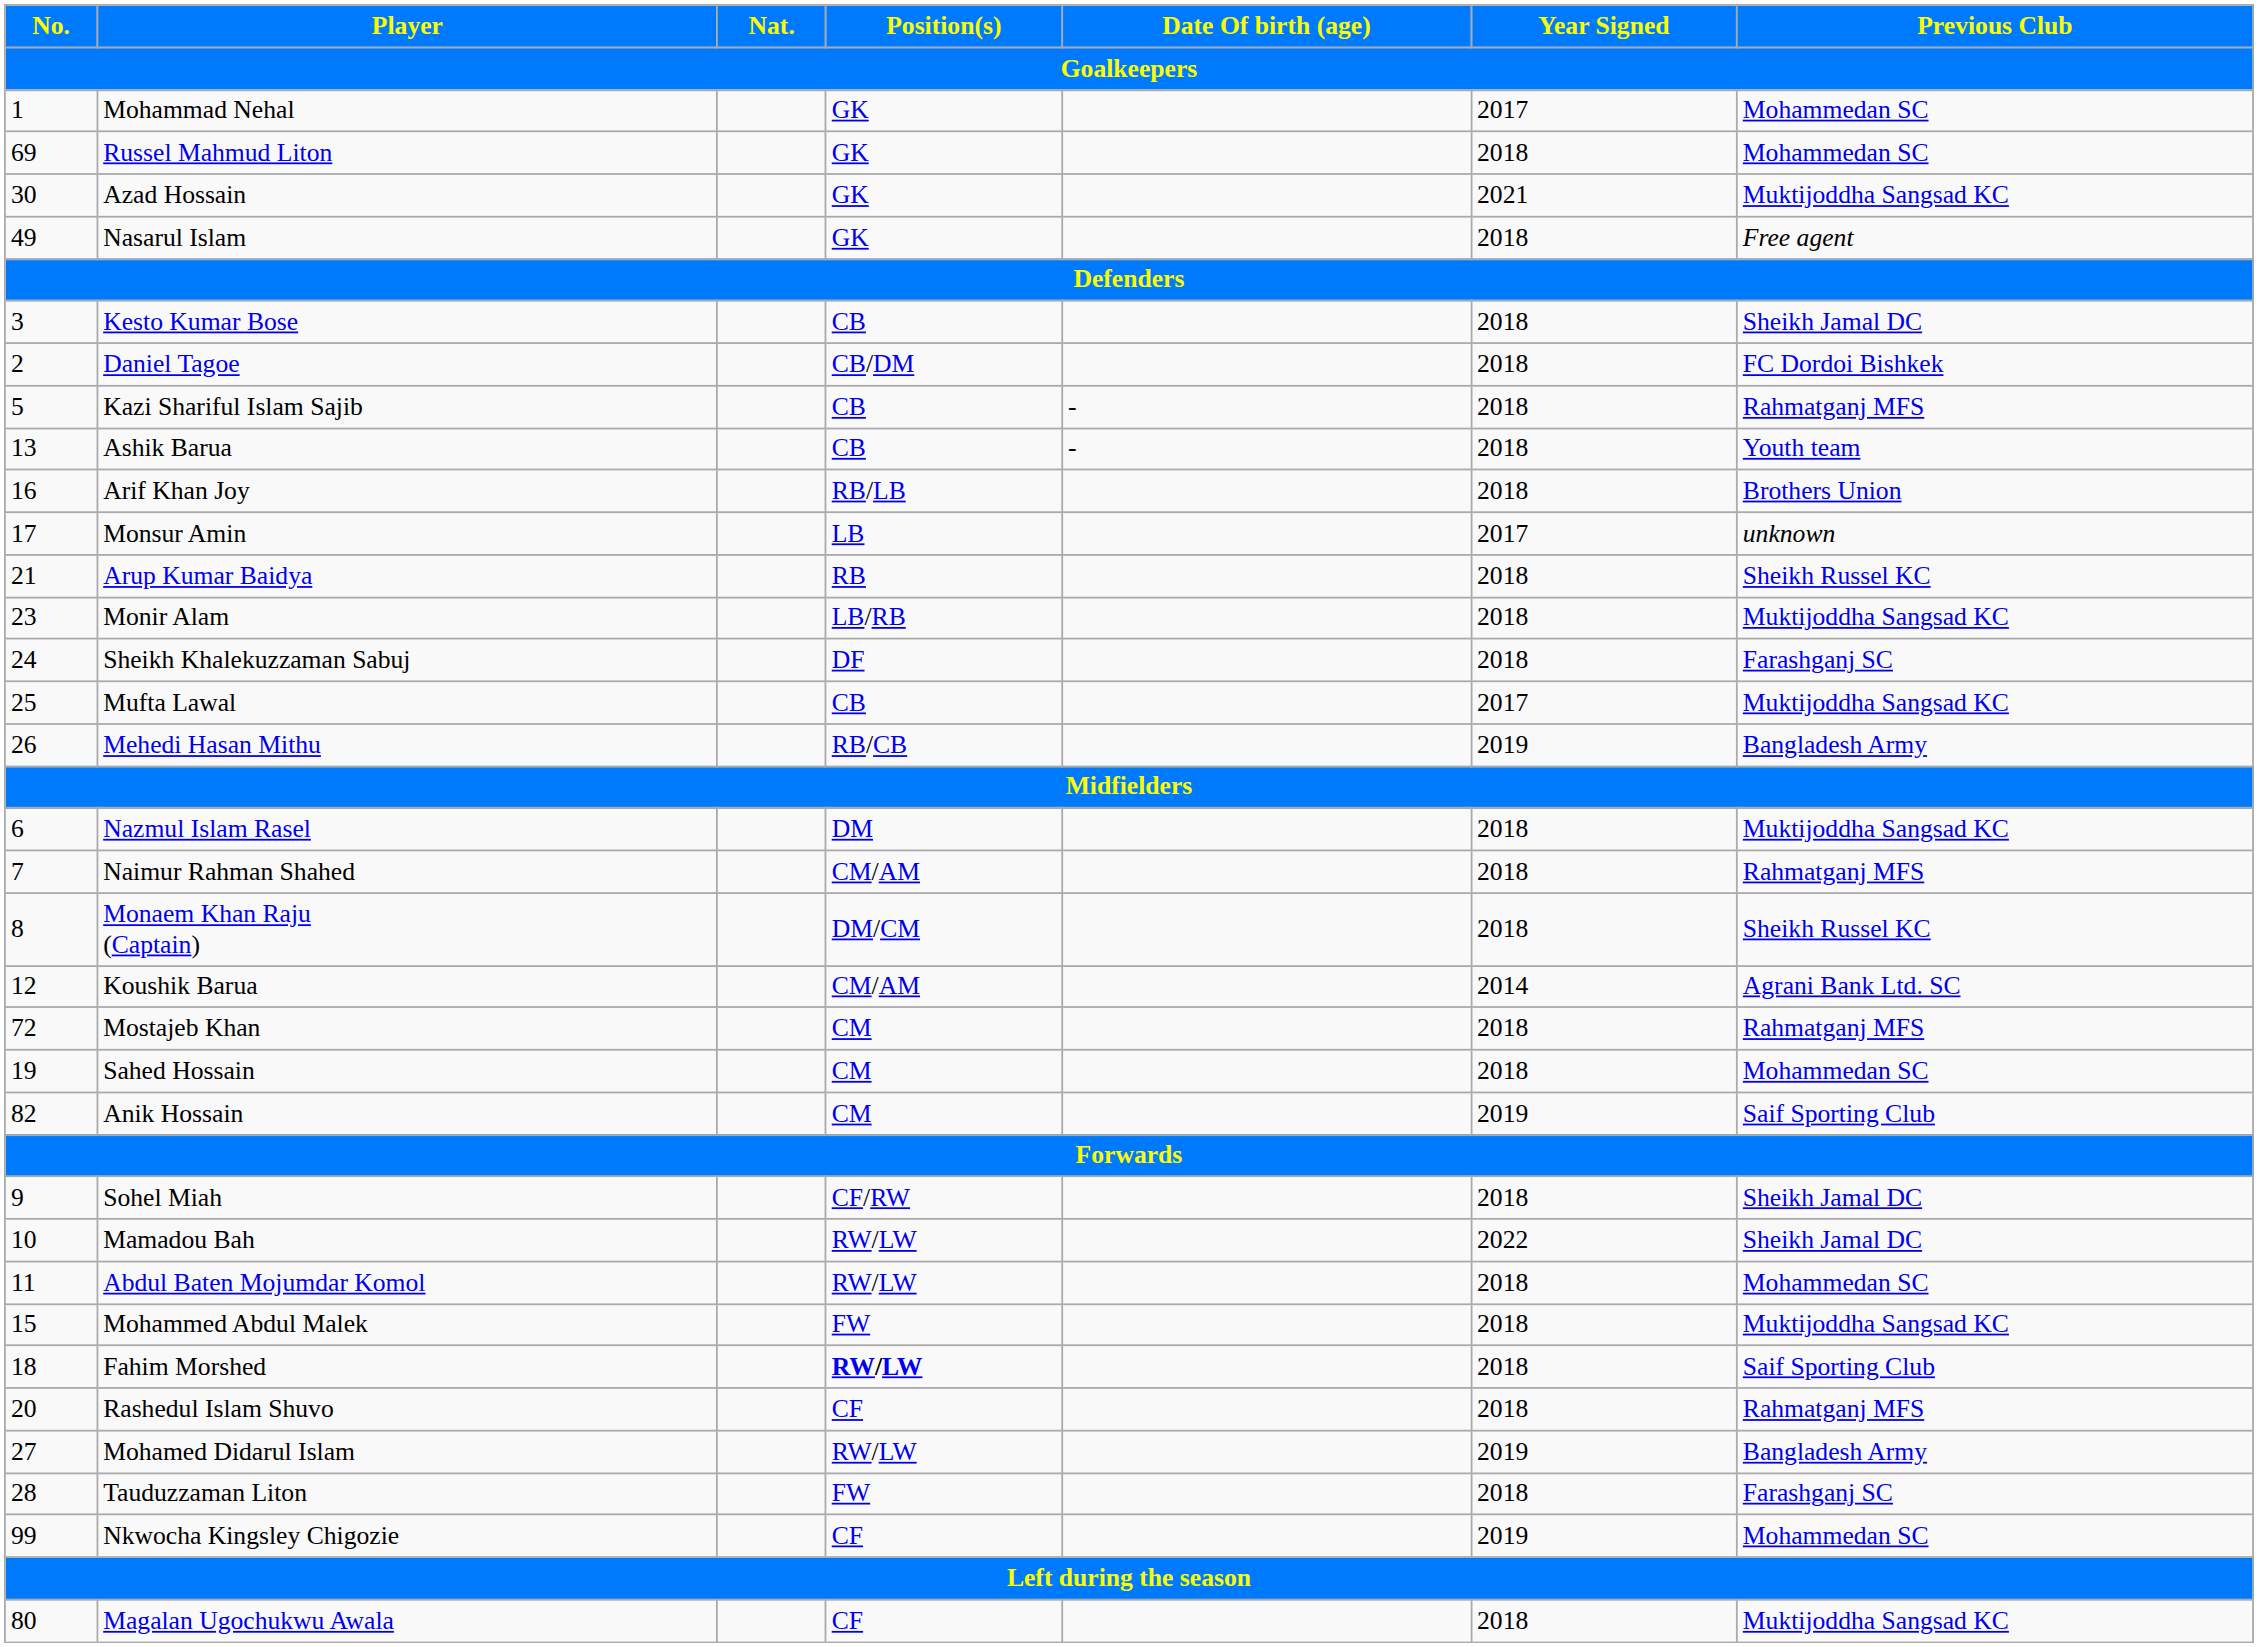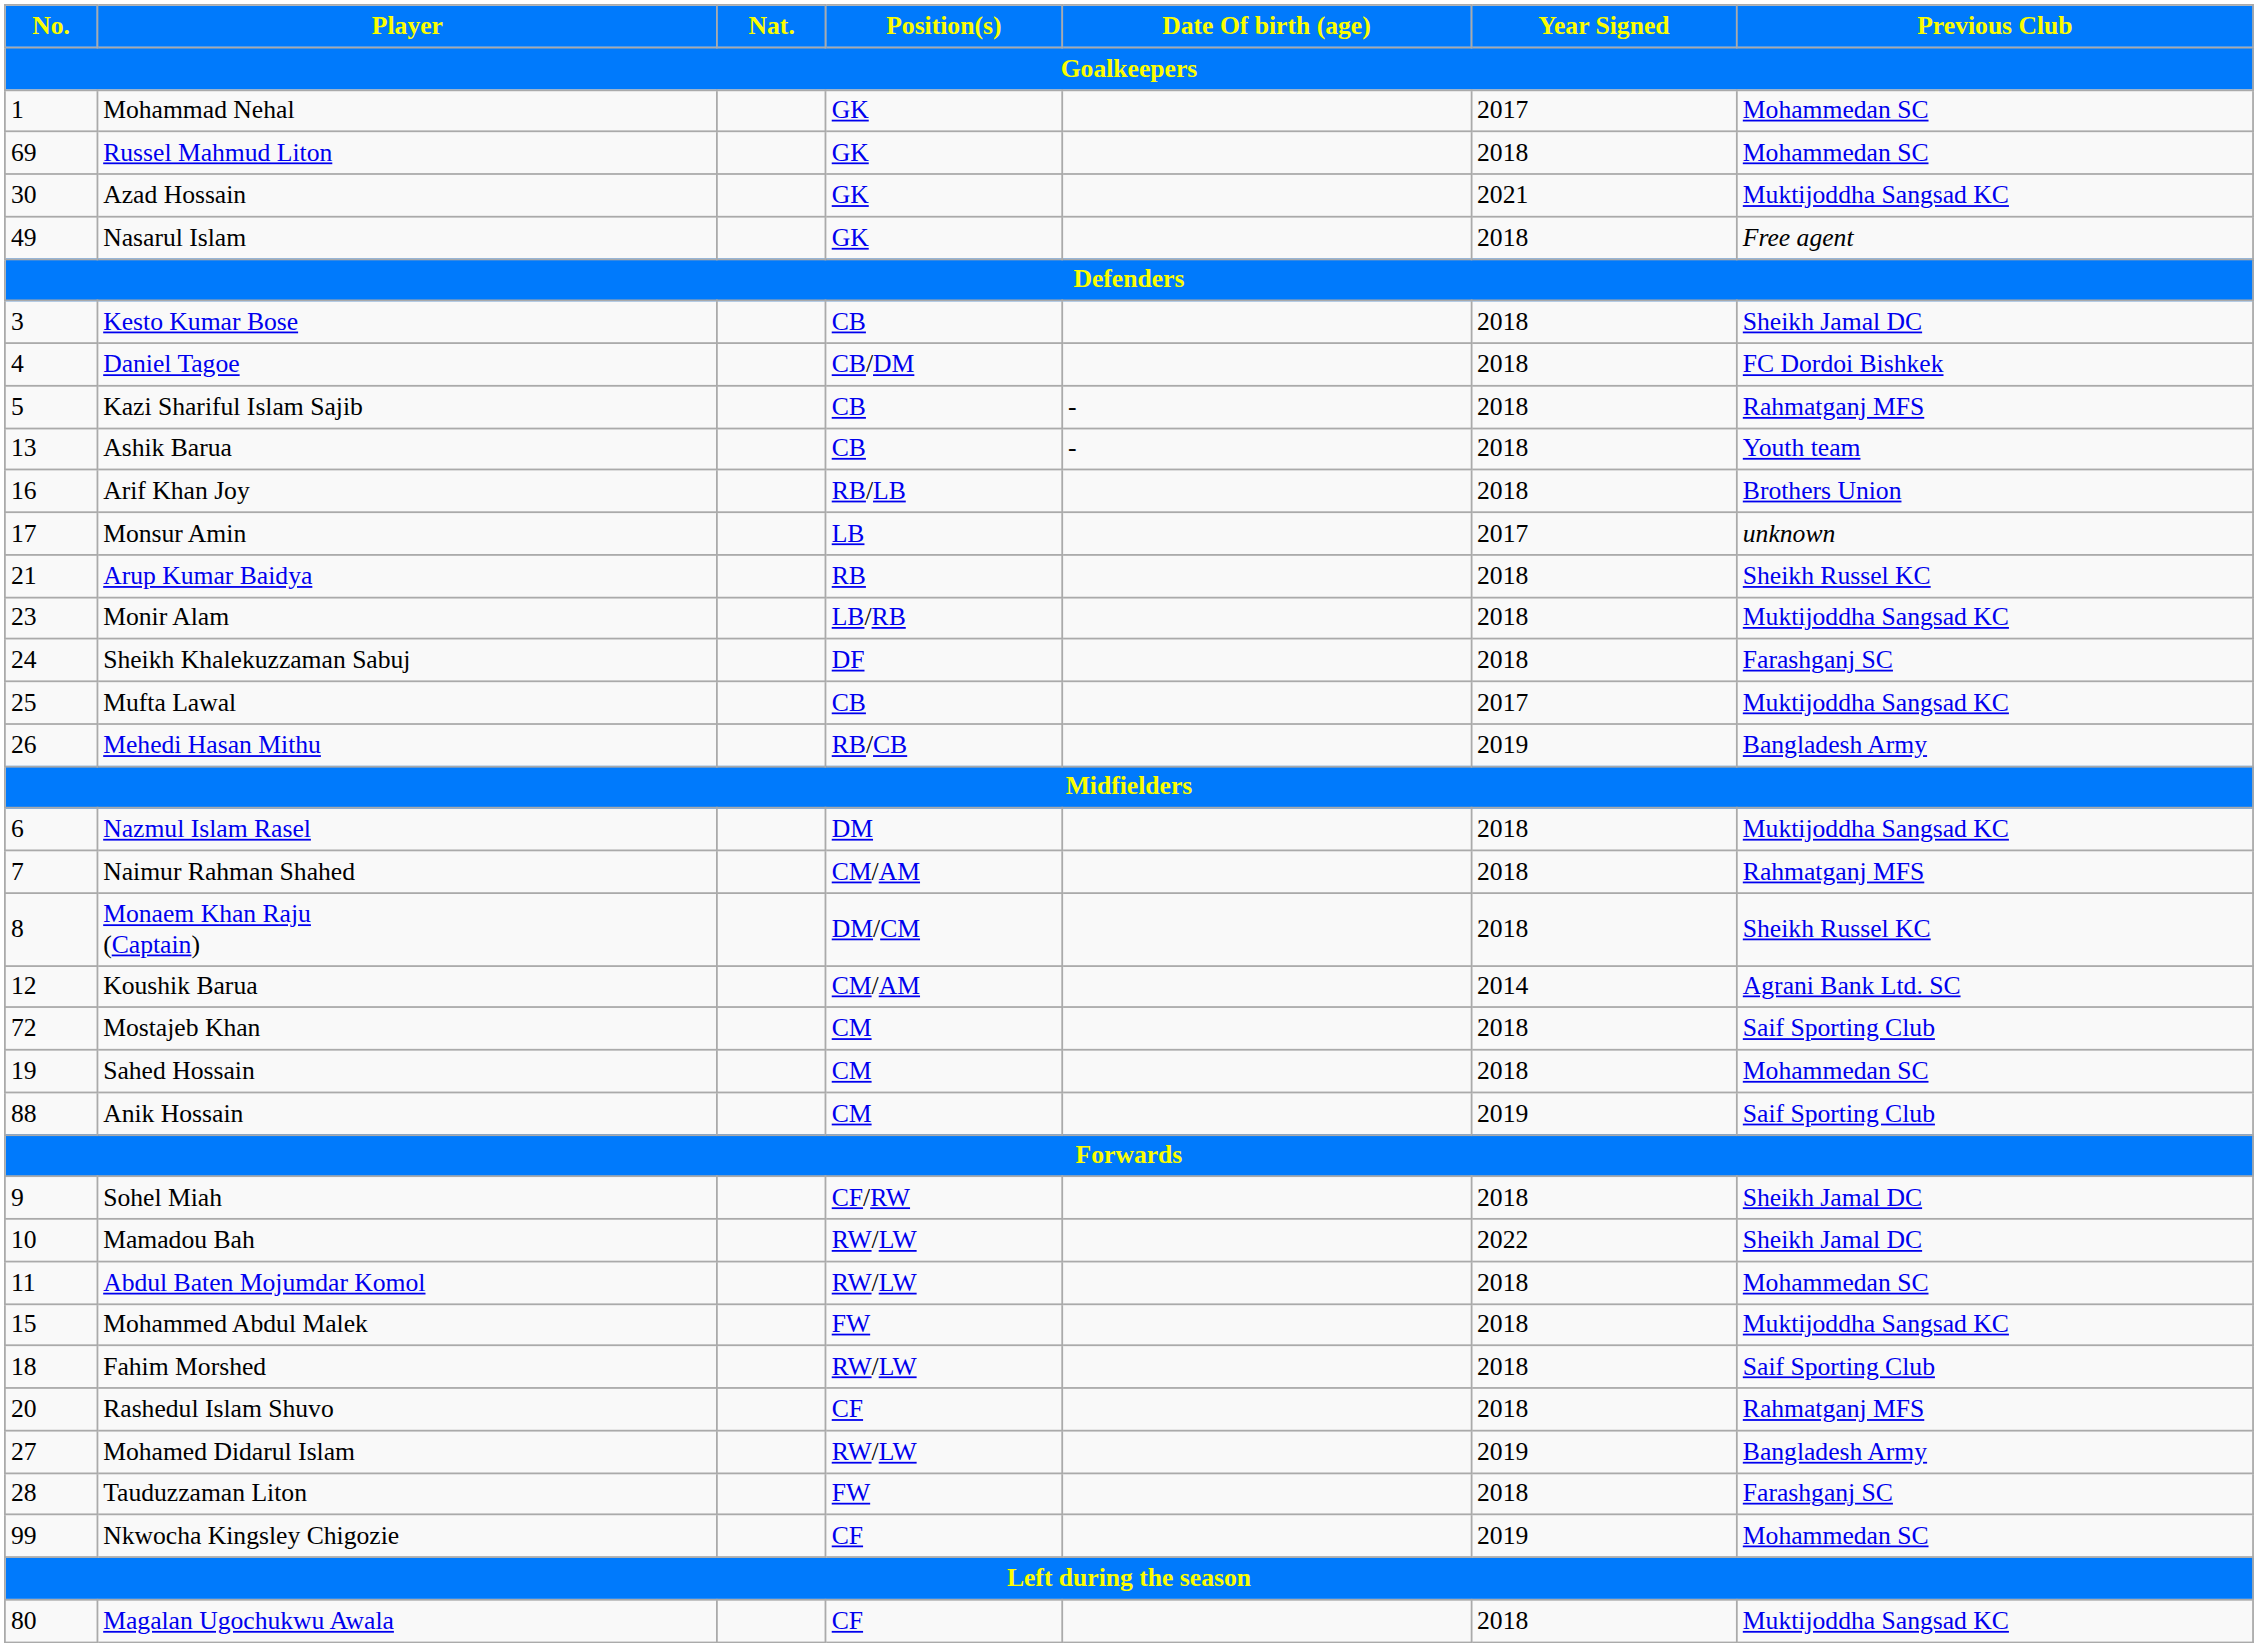(17, 364) 2 -> (17, 364) 4
(1834, 1028) Rahmatganj MFS -> (1839, 1028) Saif Sporting Club
(24, 1113) 82 -> (24, 1113) 88
(877, 1366) bold -> (874, 1366) normal
